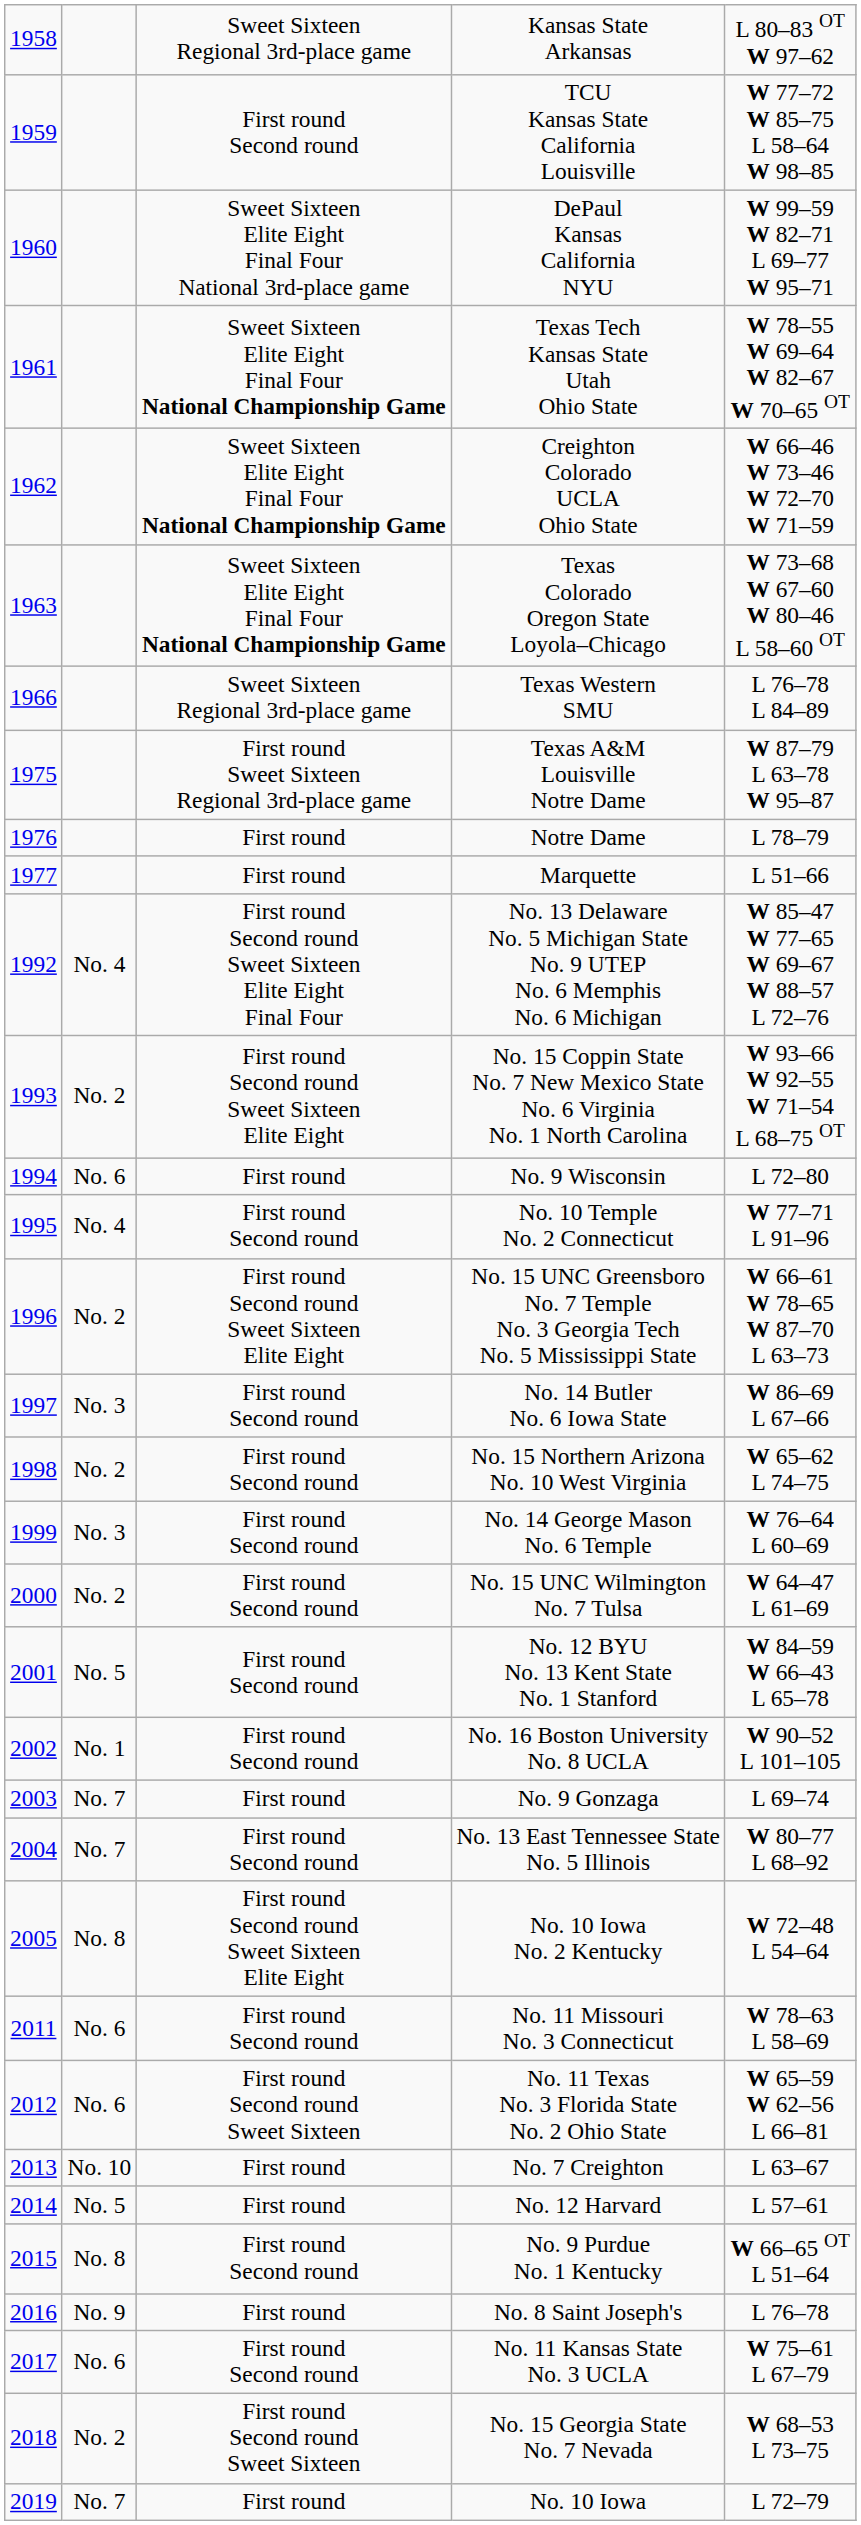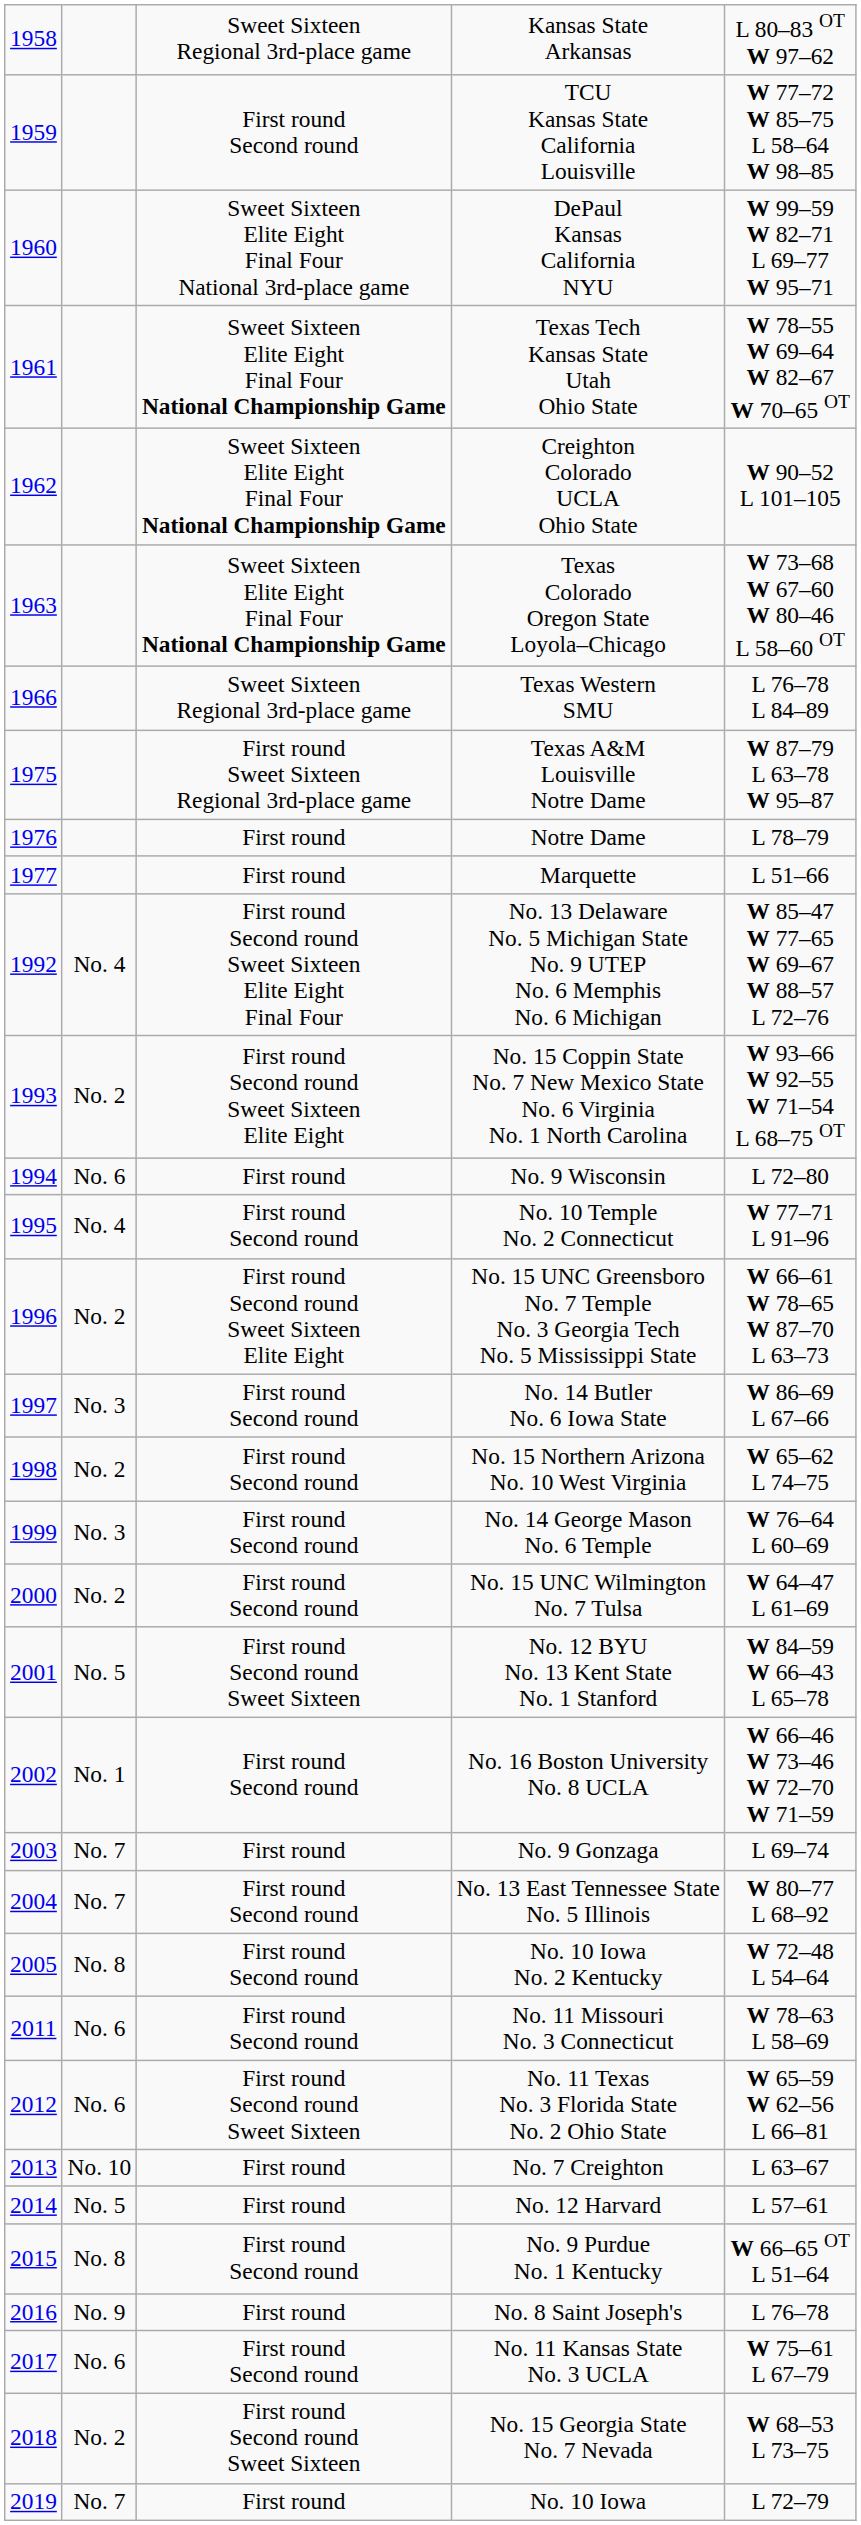(790, 486) W 66–46 W 73–46 W 72–70 W 71–59 -> (790, 486) W 90–52 L 101–105
(294, 1672) First round Second round -> (294, 1672) First round Second round Sweet Sixteen
(790, 1748) W 90–52 L 101–105 -> (790, 1774) W 66–46 W 73–46 W 72–70 W 71–59
(294, 1938) First round Second round Sweet Sixteen Elite Eight -> (294, 1964) First round Second round
